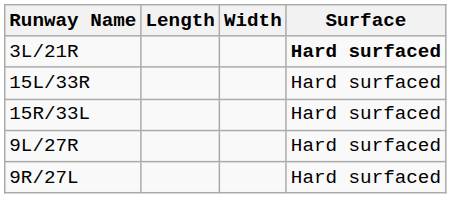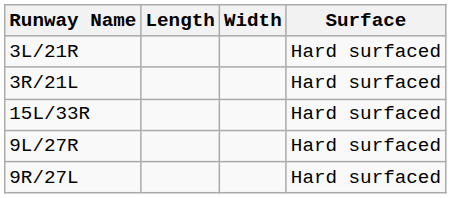(366, 52) bold -> (366, 52) normal
+ row: (44, 83)
- row: (50, 114)
